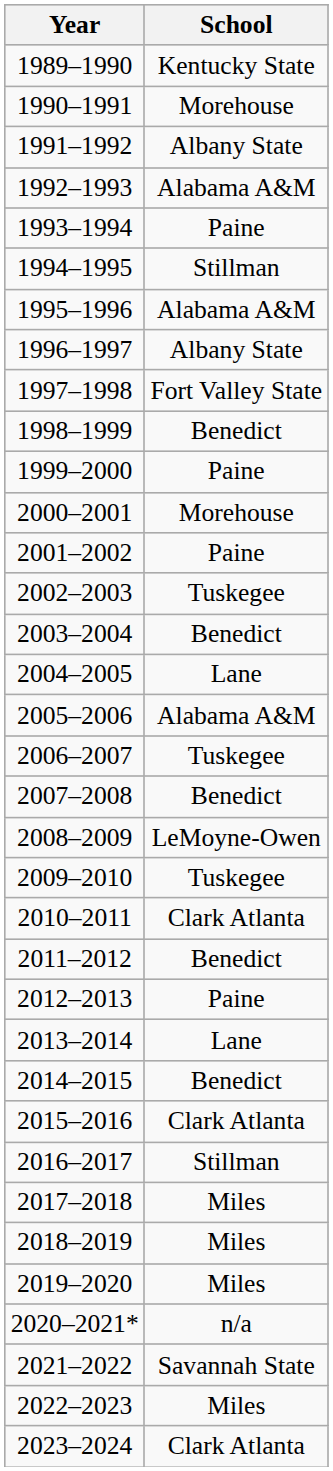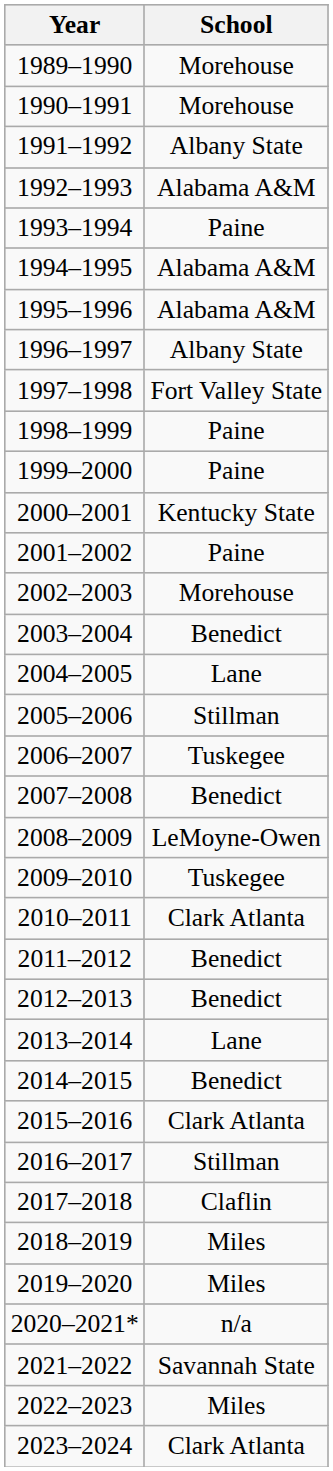(236, 65) Kentucky State -> (236, 65) Morehouse
(236, 268) Stillman -> (236, 268) Alabama A&M
(236, 430) Benedict -> (236, 430) Paine
(236, 512) Morehouse -> (236, 512) Kentucky State
(236, 593) Tuskegee -> (236, 593) Morehouse
(236, 715) Alabama A&M -> (236, 715) Stillman
(236, 999) Paine -> (236, 999) Benedict
(236, 1202) Miles -> (236, 1202) Claflin
